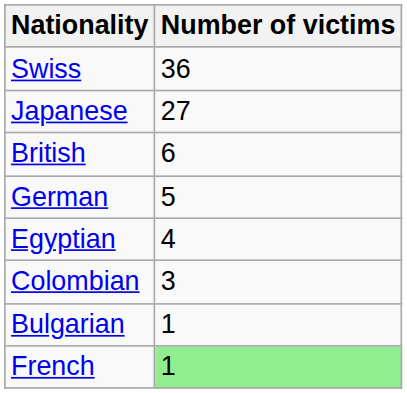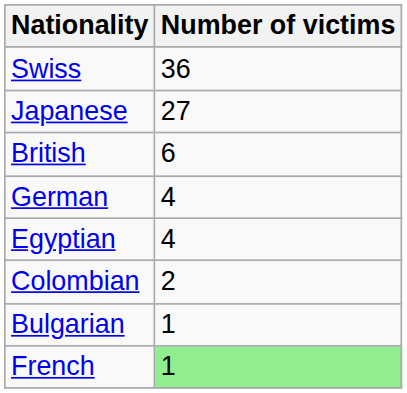(168, 196) 5 -> (168, 196) 4
(168, 281) 3 -> (168, 281) 2
